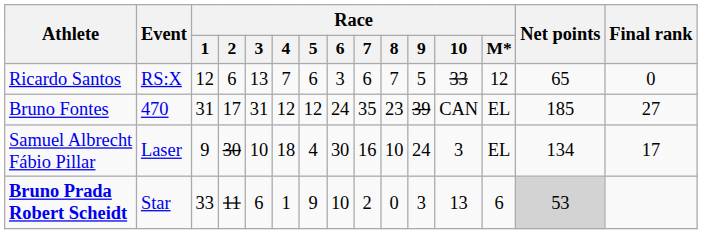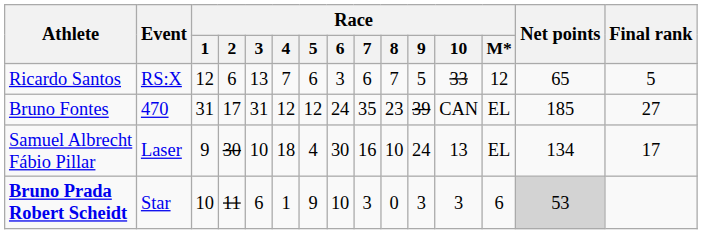(651, 79) 0 -> (651, 79) 5
(459, 150) 3 -> (459, 150) 13
(205, 203) 33 -> (205, 203) 10
(367, 203) 2 -> (367, 203) 3
(459, 203) 13 -> (459, 203) 3
